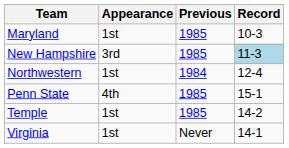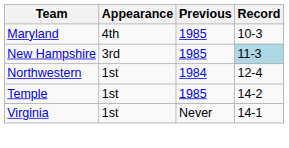(110, 34) 1st -> (110, 34) 4th
- row: (38, 93)
